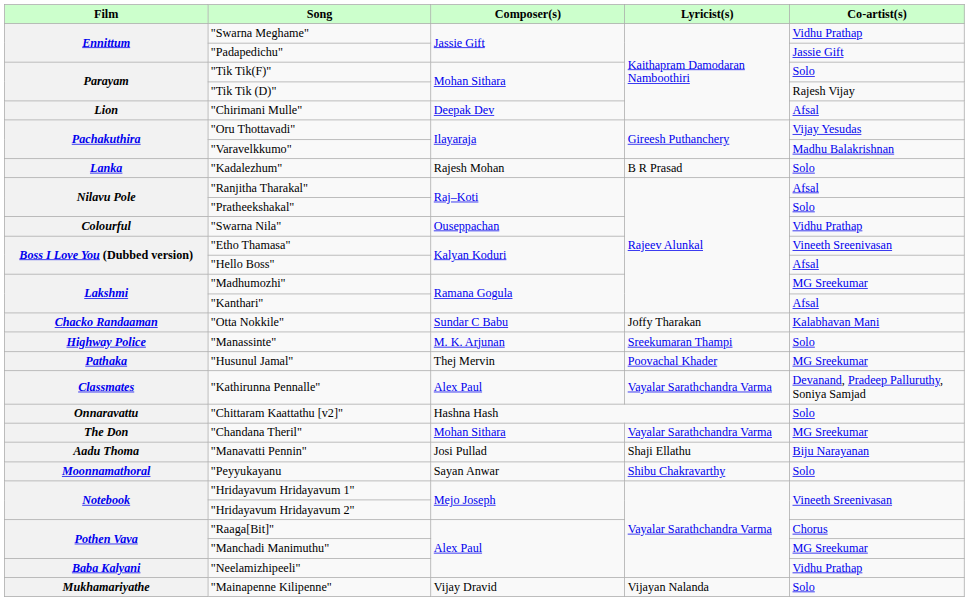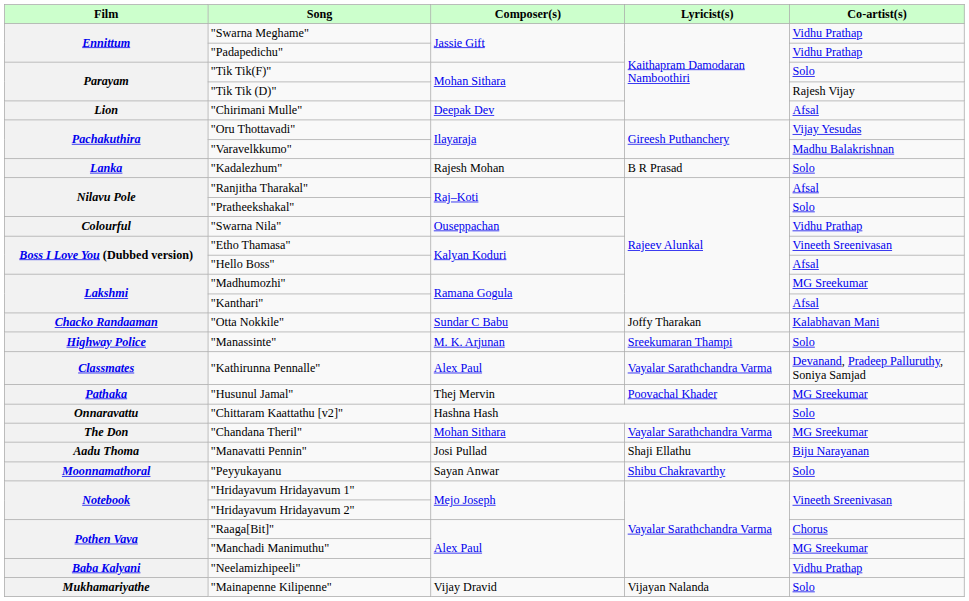(818, 52) Jassie Gift -> (827, 52) Vidhu Prathap
rows swapped: (266, 387) <-> (252, 361)
